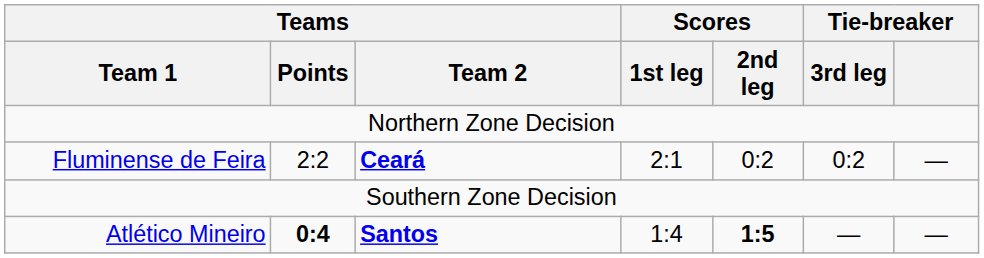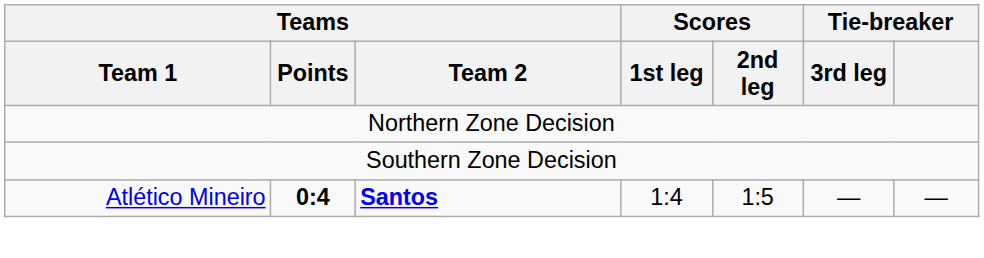- row: (159, 160)
(758, 234) bold -> (758, 197) normal
